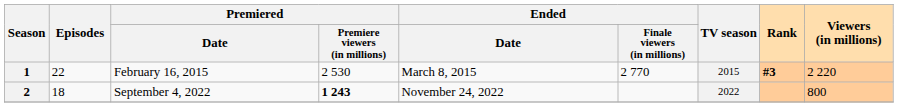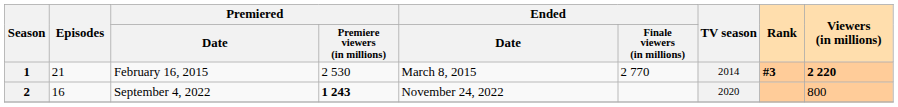(58, 71) 22 -> (58, 71) 21
(729, 71) 2015 -> (729, 71) 2014
(822, 71) normal -> (822, 71) bold
(58, 92) 18 -> (58, 92) 16
(729, 92) 2022 -> (729, 92) 2020
